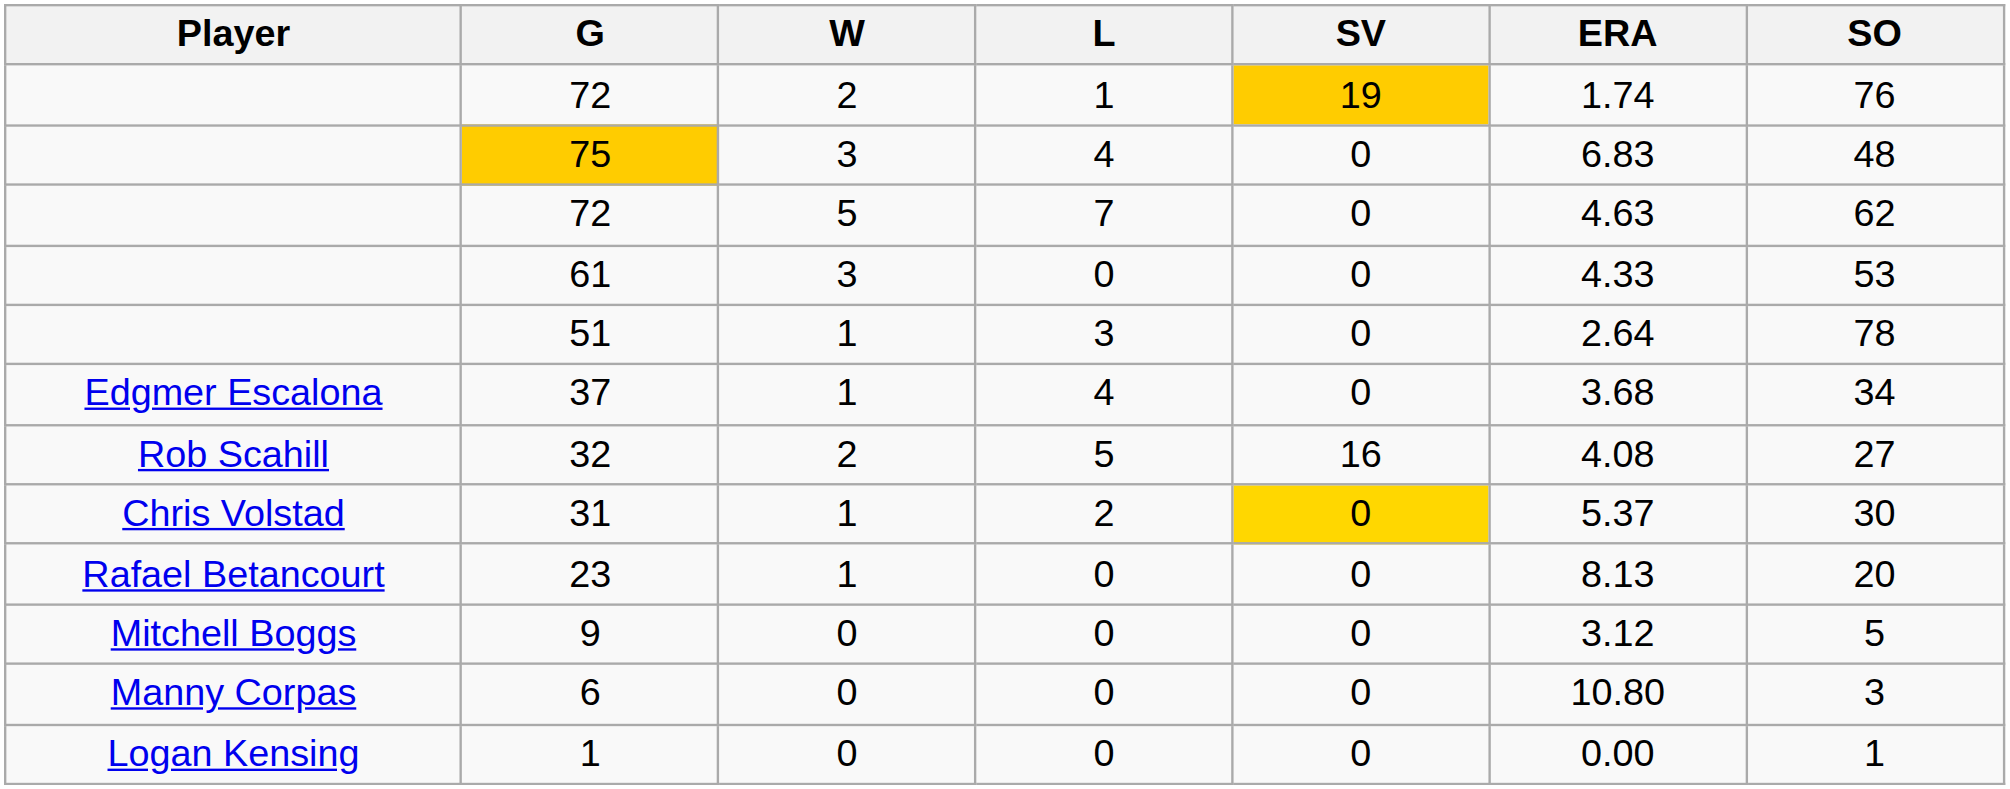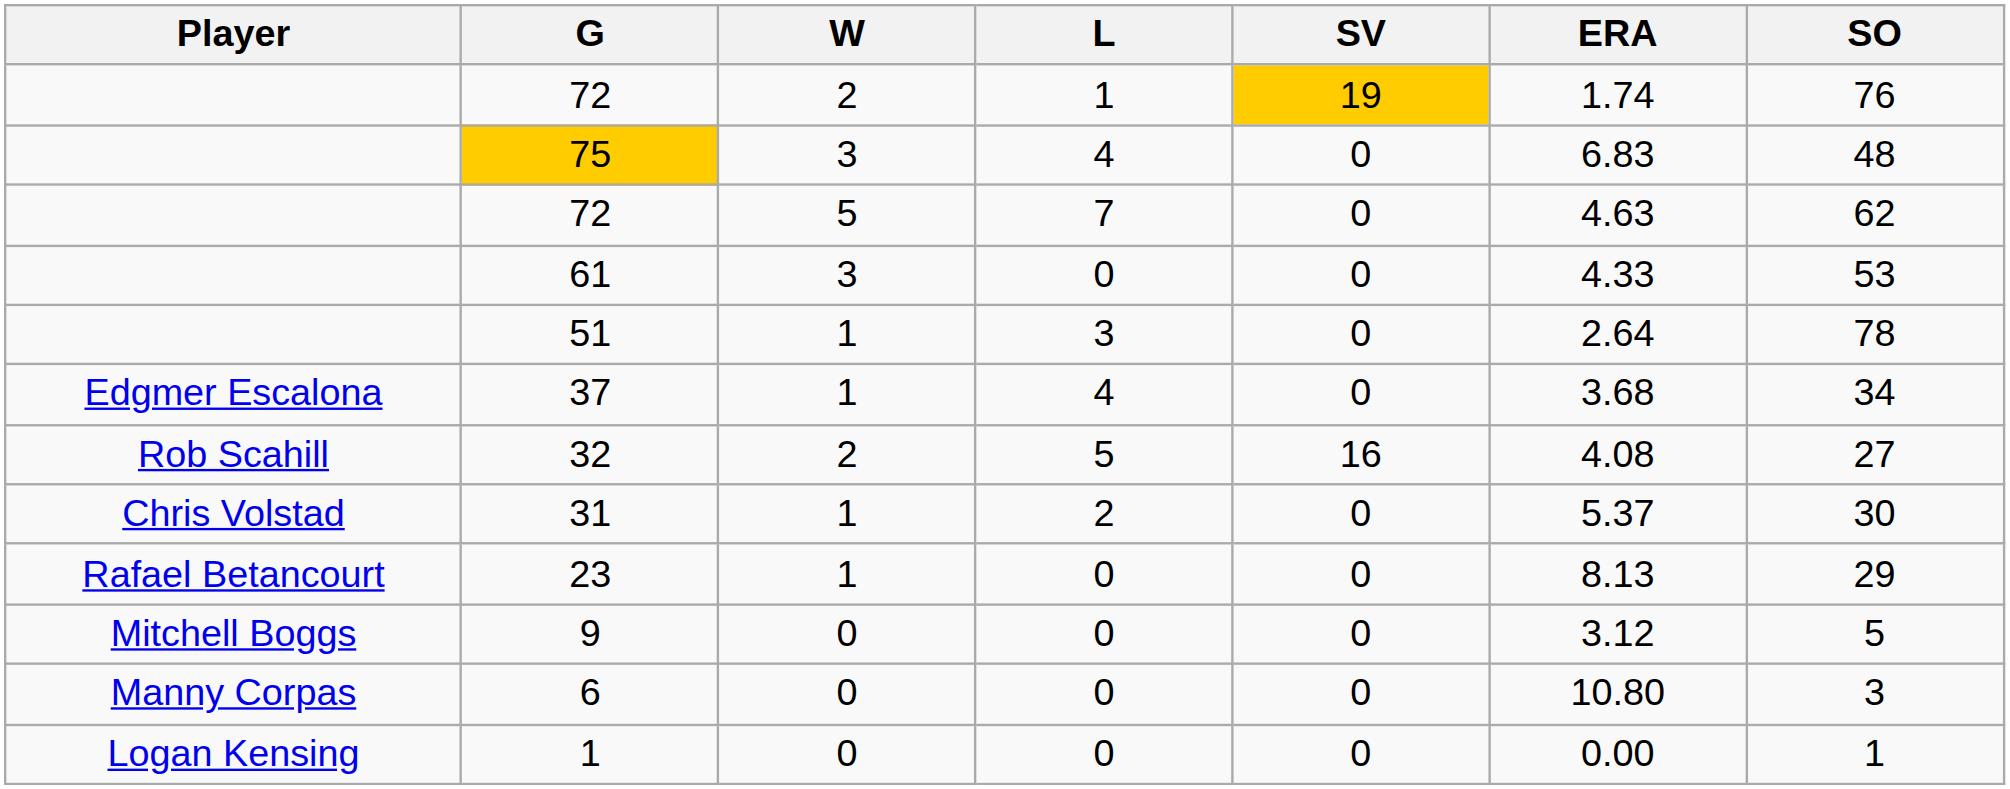(1361, 513) gold background -> (1361, 513) no background
(1875, 573) 20 -> (1875, 573) 29
